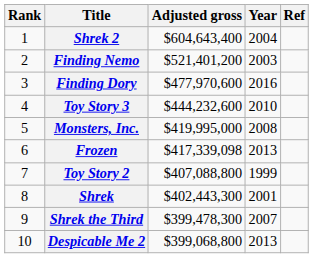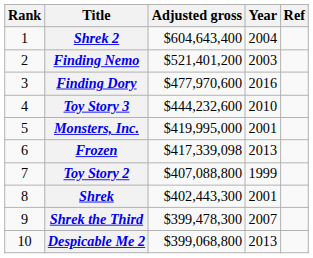(263, 128) 2008 -> (263, 128) 2001
